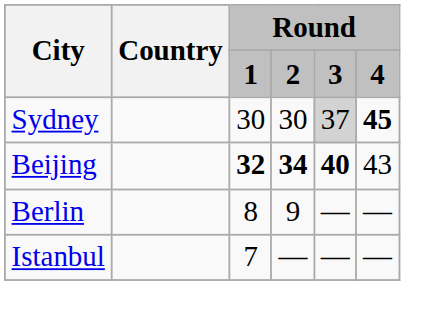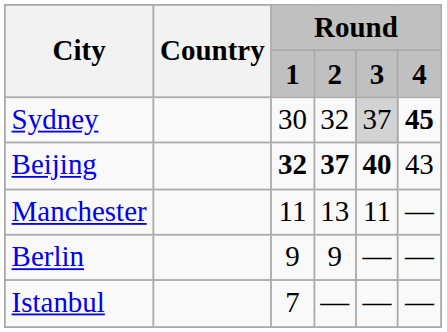(293, 119) 30 -> (335, 119) 32
(293, 165) 34 -> (335, 165) 37
+ row: (79, 211)
(251, 211) 8 -> (292, 257) 9
